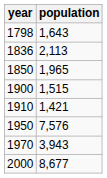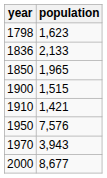(54, 32) 1,643 -> (54, 32) 1,623
(53, 51) 2,113 -> (54, 51) 2,133
